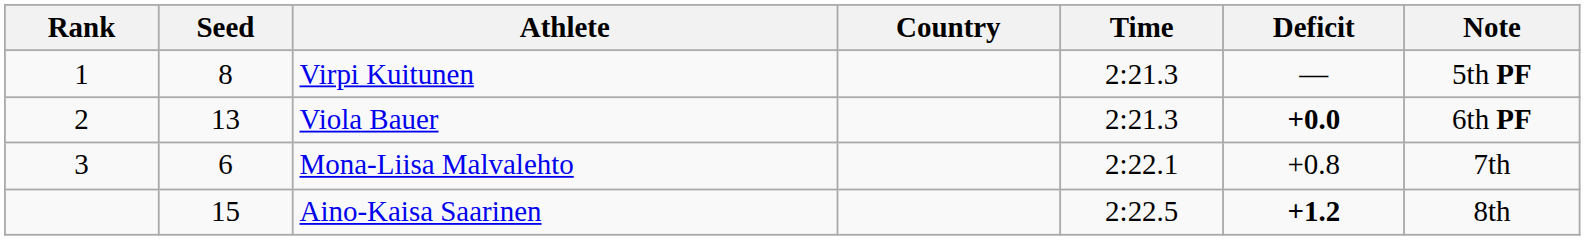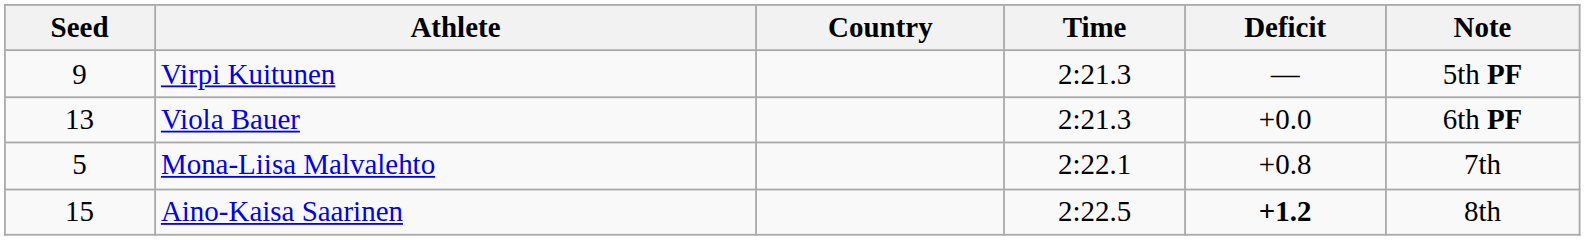- column: (81, 27)
(225, 73) 8 -> (80, 73) 9
(1314, 119) bold -> (1285, 119) normal
(225, 165) 6 -> (80, 165) 5
